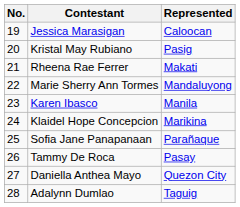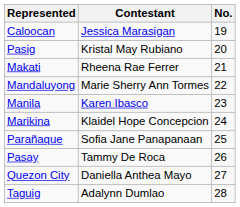columns swapped: (16, 13) <-> (198, 13)
